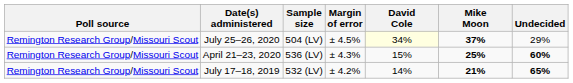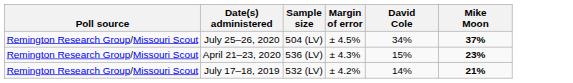- column: (540, 24)
(402, 39) lightyellow background -> (402, 39) no background
(476, 55) 25% -> (476, 55) 23%
